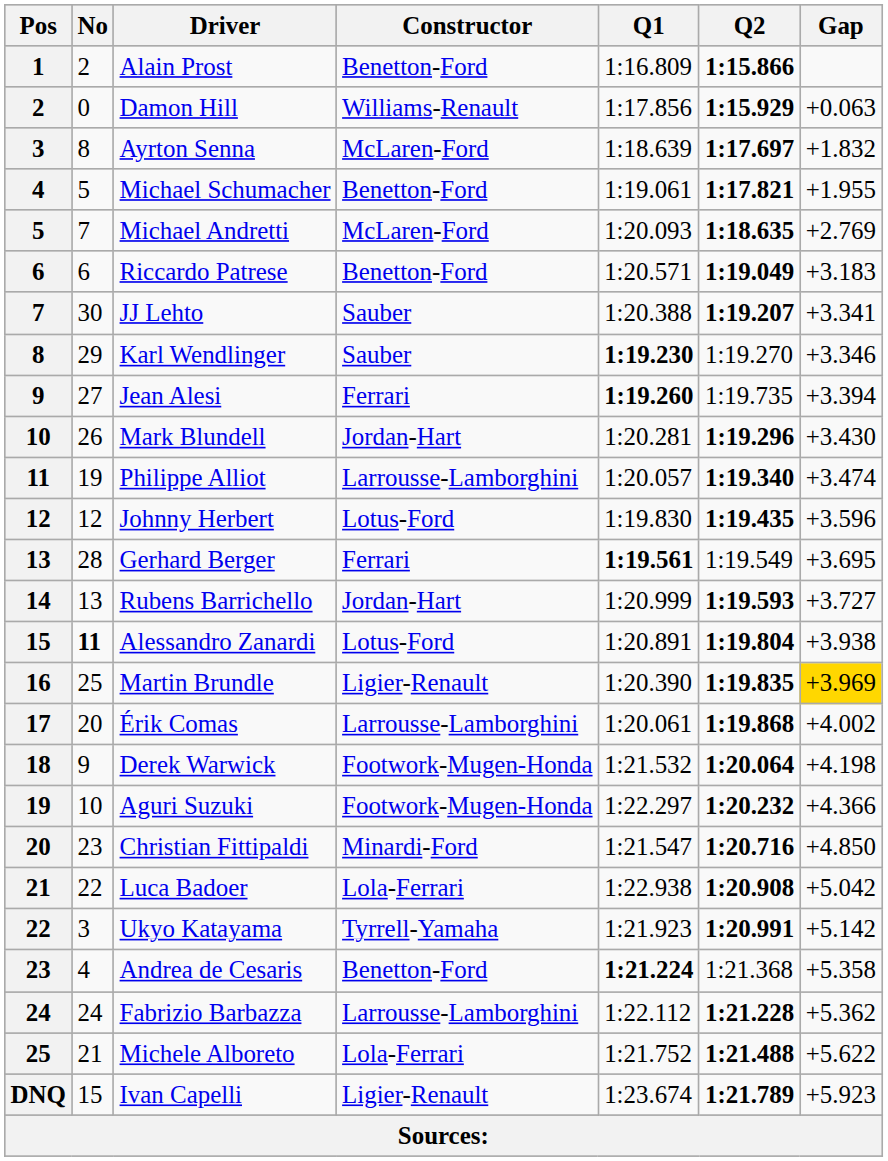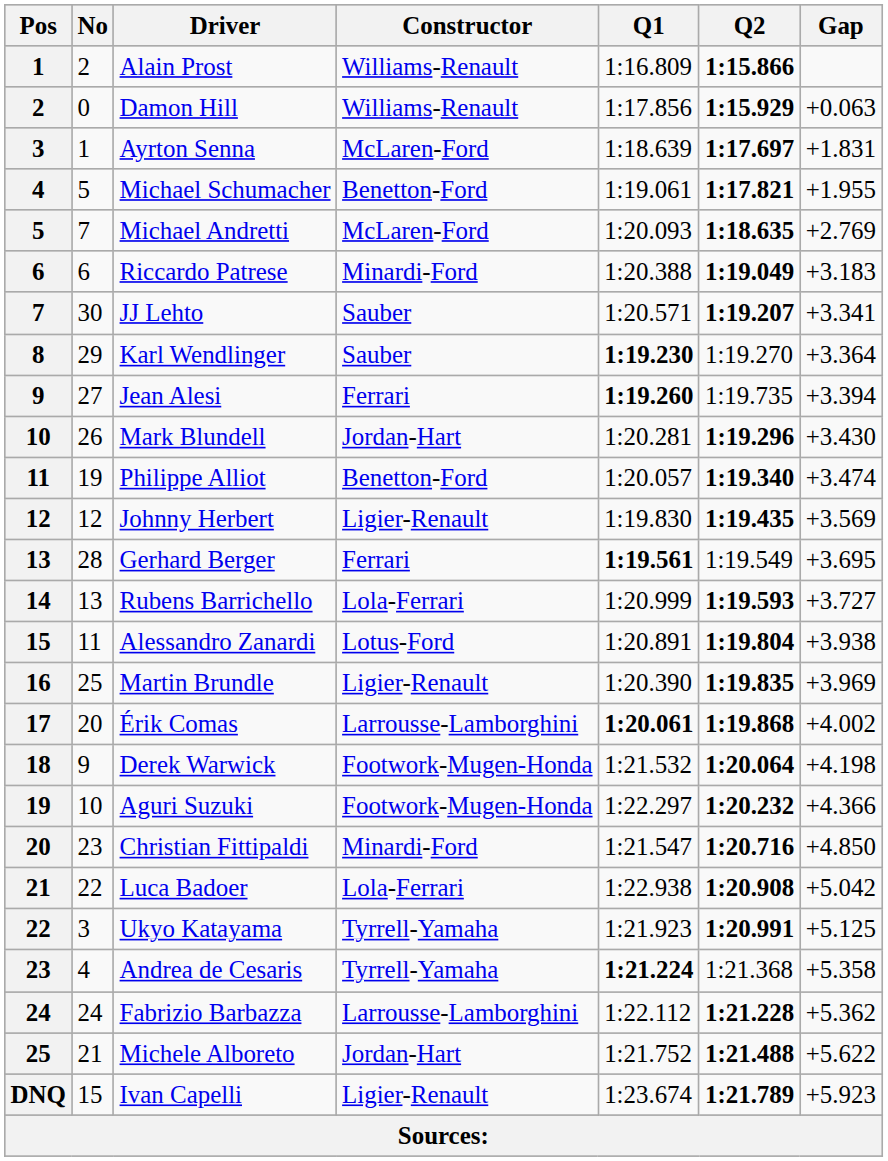(415, 66) Benetton-Ford -> (430, 66) Williams-Renault
(84, 148) 8 -> (84, 148) 1
(841, 148) +1.832 -> (841, 148) +1.831
(415, 271) Benetton-Ford -> (410, 271) Minardi-Ford
(648, 271) 1:20.571 -> (648, 271) 1:20.388
(648, 312) 1:20.388 -> (648, 312) 1:20.571
(841, 354) +3.346 -> (841, 354) +3.364
(460, 477) Larrousse-Lamborghini -> (415, 477) Benetton-Ford
(398, 518) Lotus-Ford -> (415, 518) Ligier-Renault
(841, 518) +3.596 -> (841, 518) +3.569
(402, 600) Jordan-Hart -> (403, 600) Lola-Ferrari
(89, 641) bold -> (90, 641) normal
(841, 682) gold background -> (841, 682) no background
(648, 723) normal -> (649, 723) bold
(841, 929) +5.142 -> (841, 929) +5.125
(415, 970) Benetton-Ford -> (420, 970) Tyrrell-Yamaha
(403, 1052) Lola-Ferrari -> (402, 1052) Jordan-Hart
